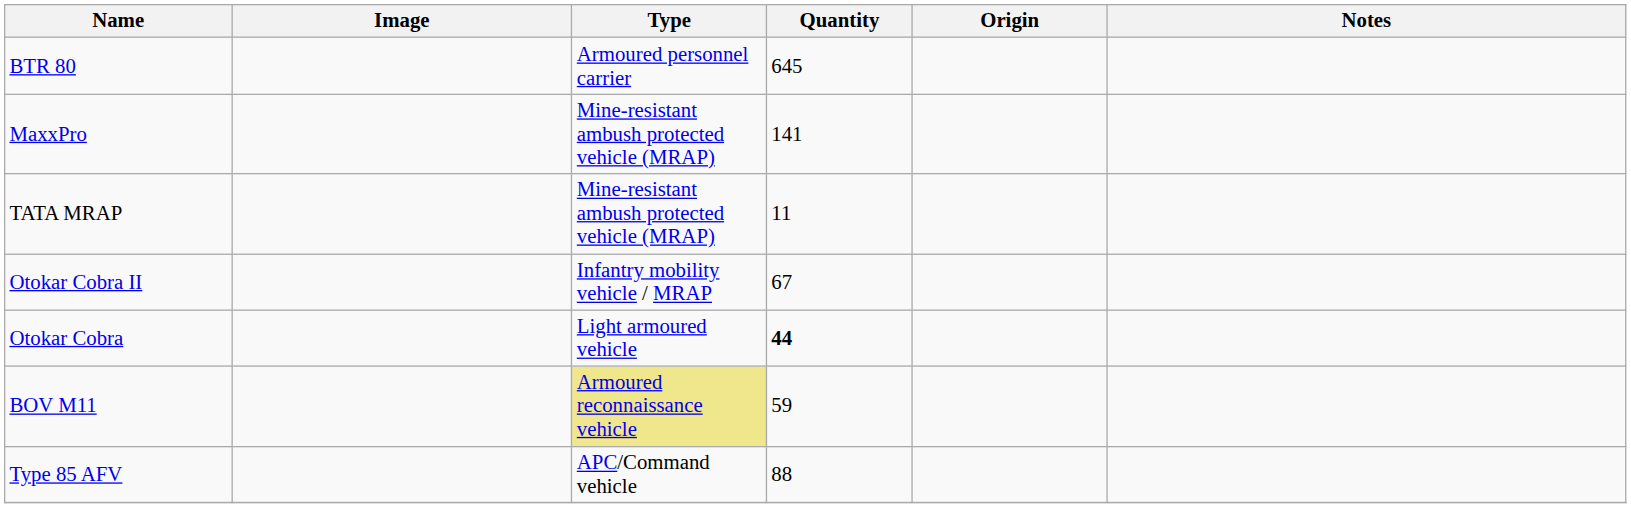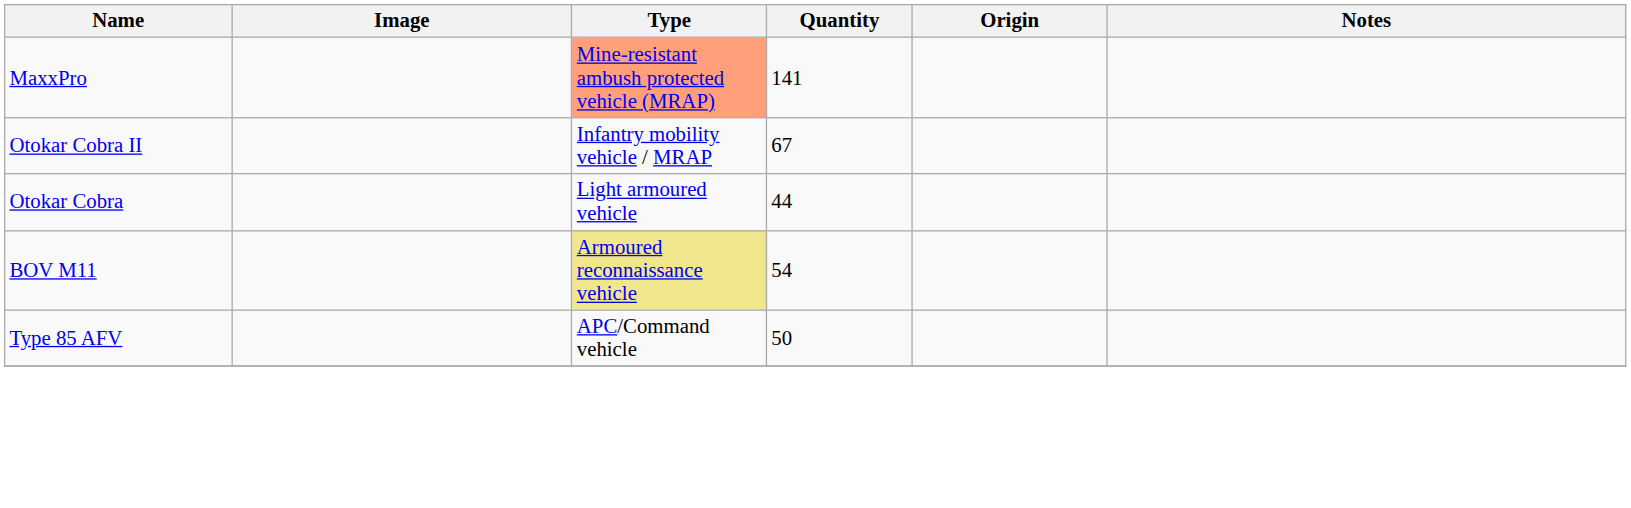- row: (43, 65)
(650, 133) no background -> (650, 77) lightsalmon background
- row: (66, 213)
(782, 338) bold -> (782, 201) normal
(782, 406) 59 -> (782, 269) 54
(782, 474) 88 -> (782, 338) 50
